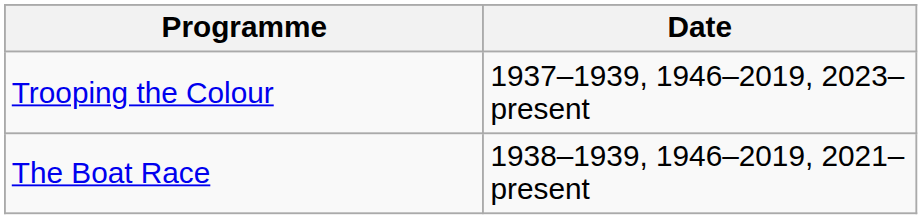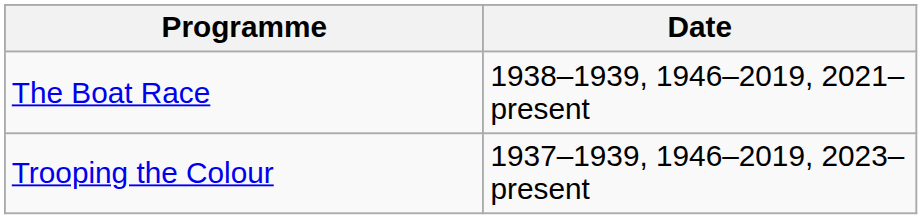rows swapped: (143, 92) <-> (111, 172)
